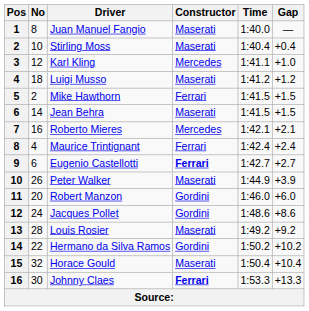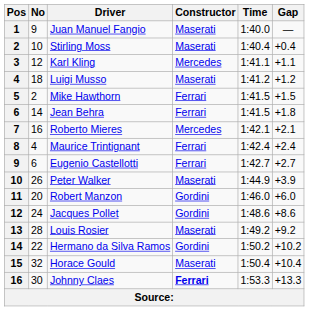(34, 29) 8 -> (34, 29) 9
(285, 63) +1.0 -> (285, 63) +1.1
(195, 113) Maserati -> (191, 113) Ferrari
(285, 113) +1.5 -> (285, 113) +1.8
(192, 163) bold -> (191, 163) normal
